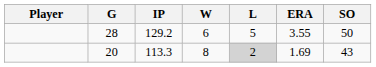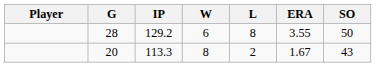(253, 33) 5 -> (253, 33) 8
(253, 52) lightgrey background -> (253, 52) no background
(300, 52) 1.69 -> (300, 52) 1.67
